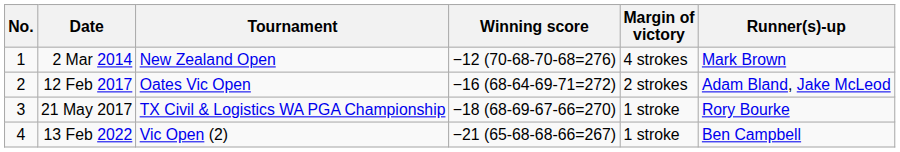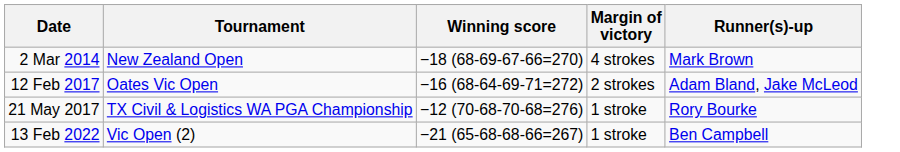- column: (21, 26)
(534, 60) −12 (70-68-70-68=276) -> (502, 60) −18 (68-69-67-66=270)
(534, 110) −18 (68-69-67-66=270) -> (502, 110) −12 (70-68-70-68=276)
